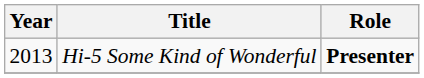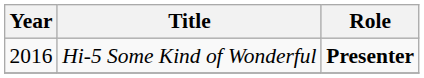(31, 55) 2013 -> (31, 55) 2016
